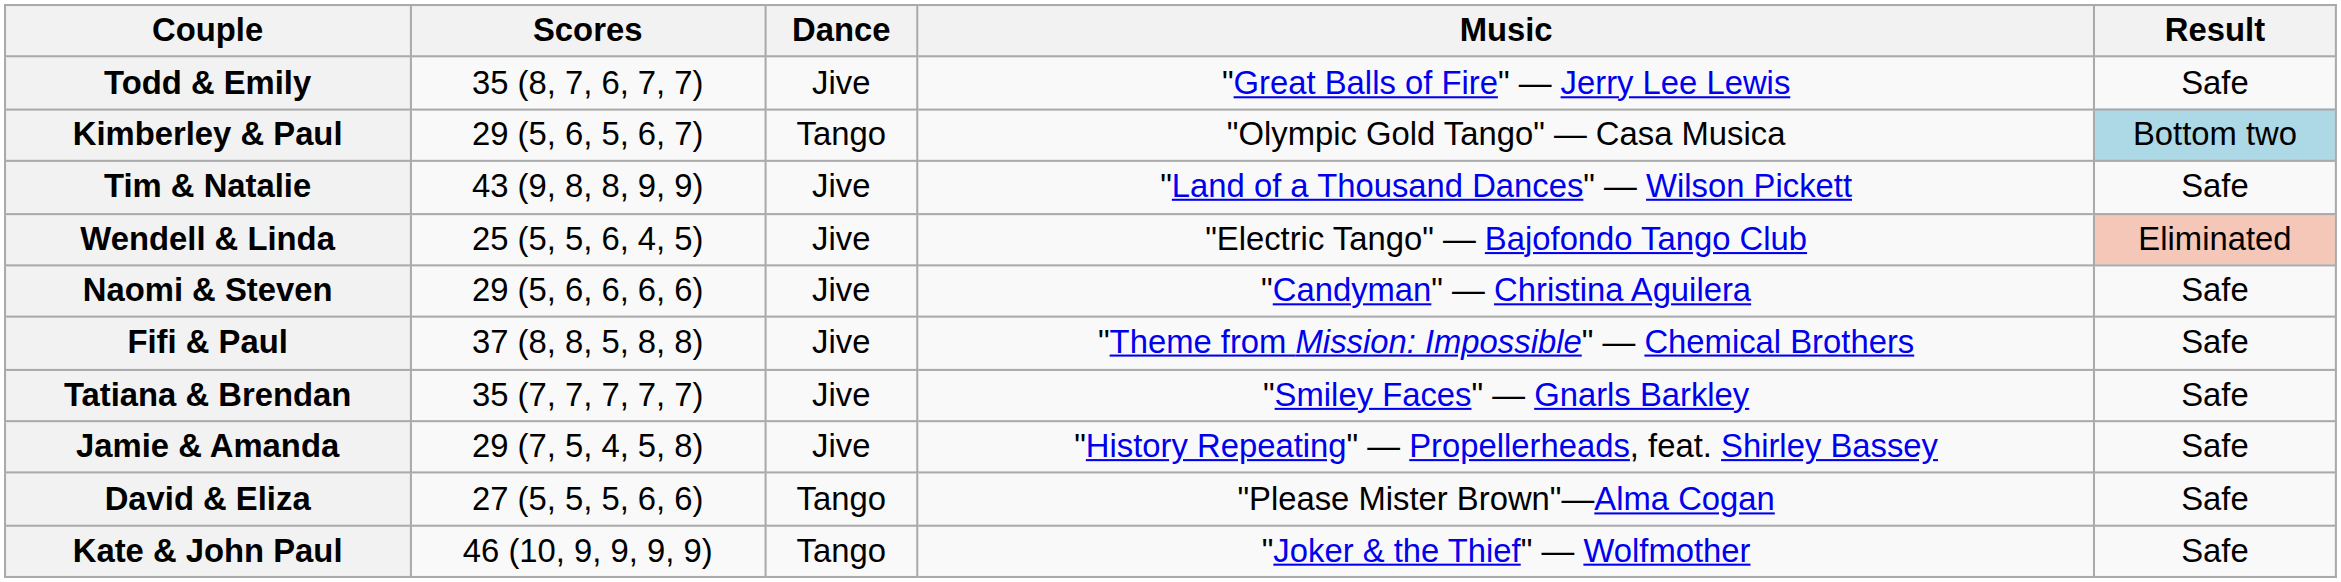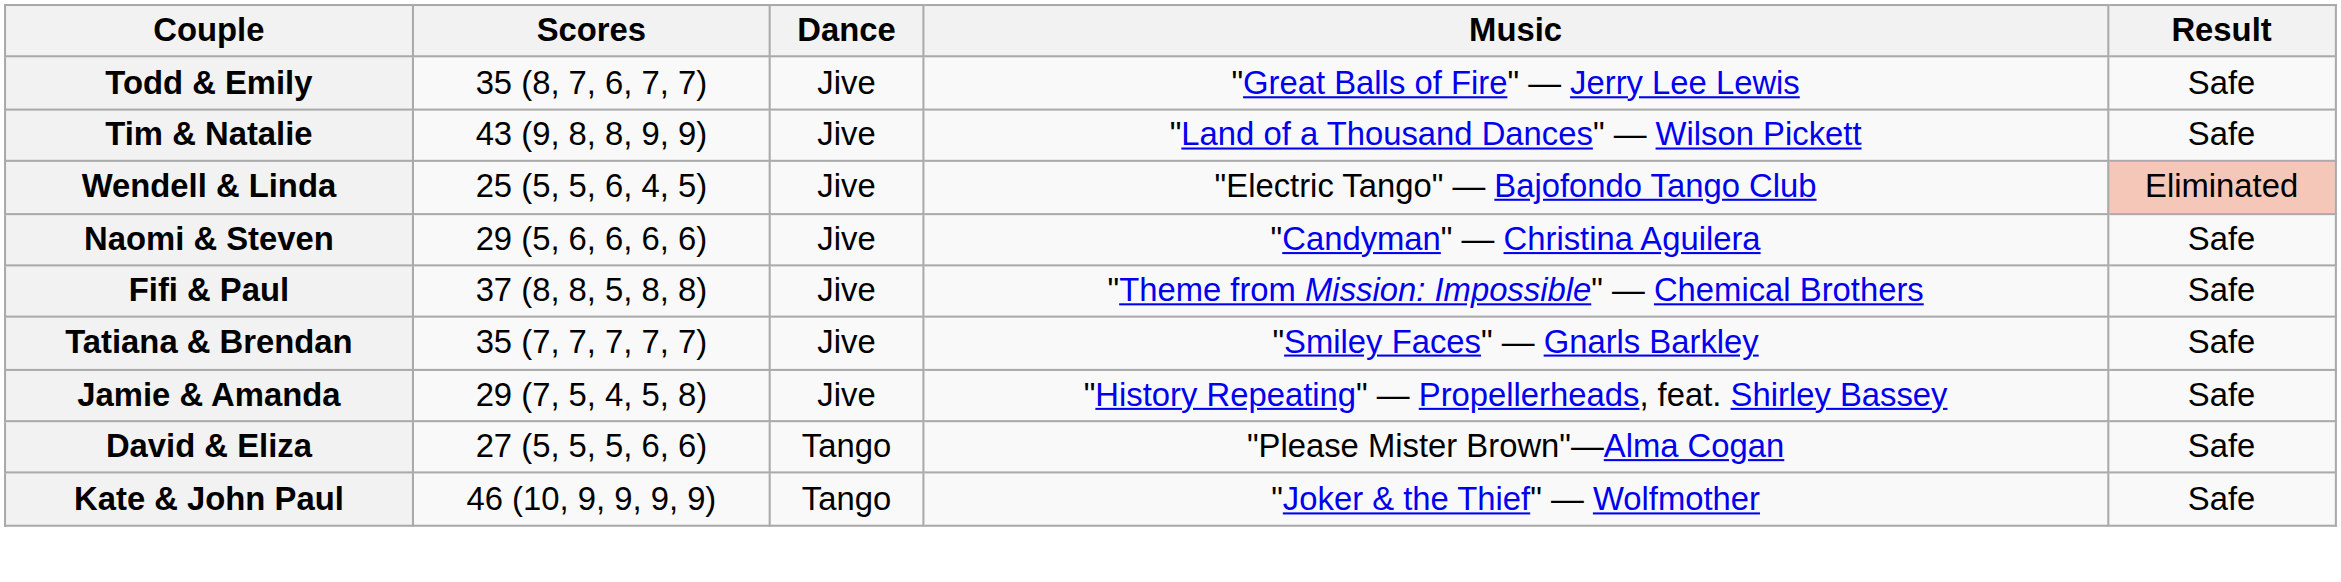- row: (208, 134)
